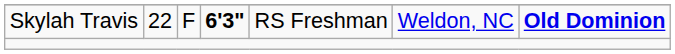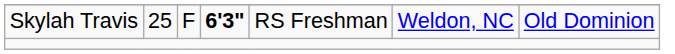(160, 21) 22 -> (160, 21) 25
(595, 21) bold -> (589, 21) normal
